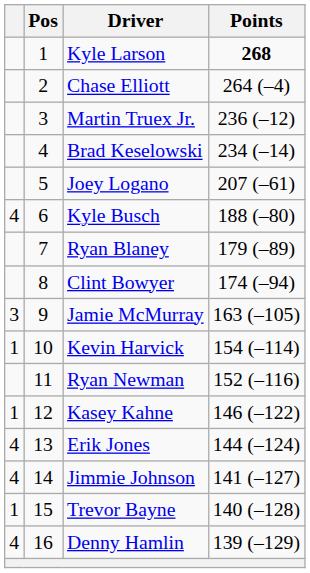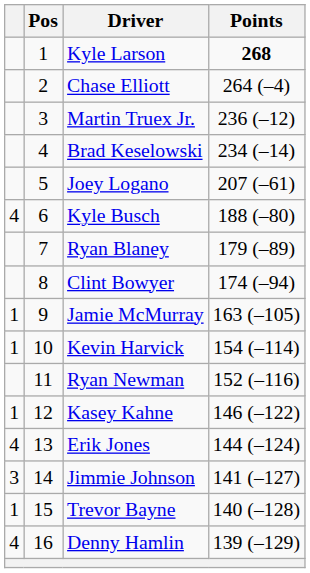(14, 314) 3 -> (14, 314) 1
(14, 477) 4 -> (14, 477) 3
